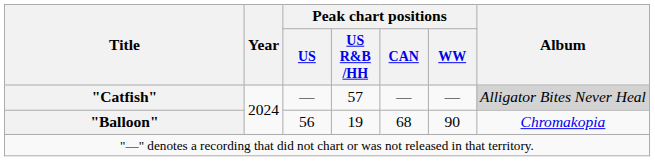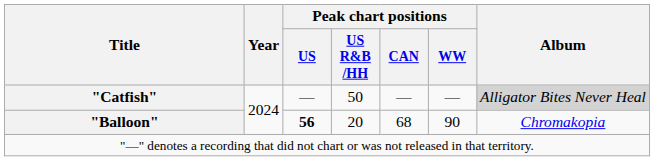(355, 97) 57 -> (355, 97) 50
(307, 122) normal -> (307, 122) bold
(355, 122) 19 -> (355, 122) 20
